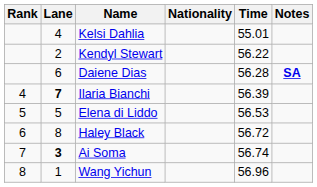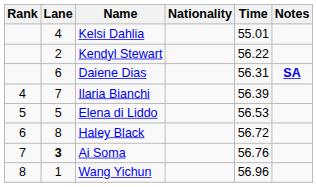(253, 73) 56.28 -> (253, 73) 56.31
(58, 93) bold -> (58, 93) normal
(253, 152) 56.74 -> (253, 152) 56.76
